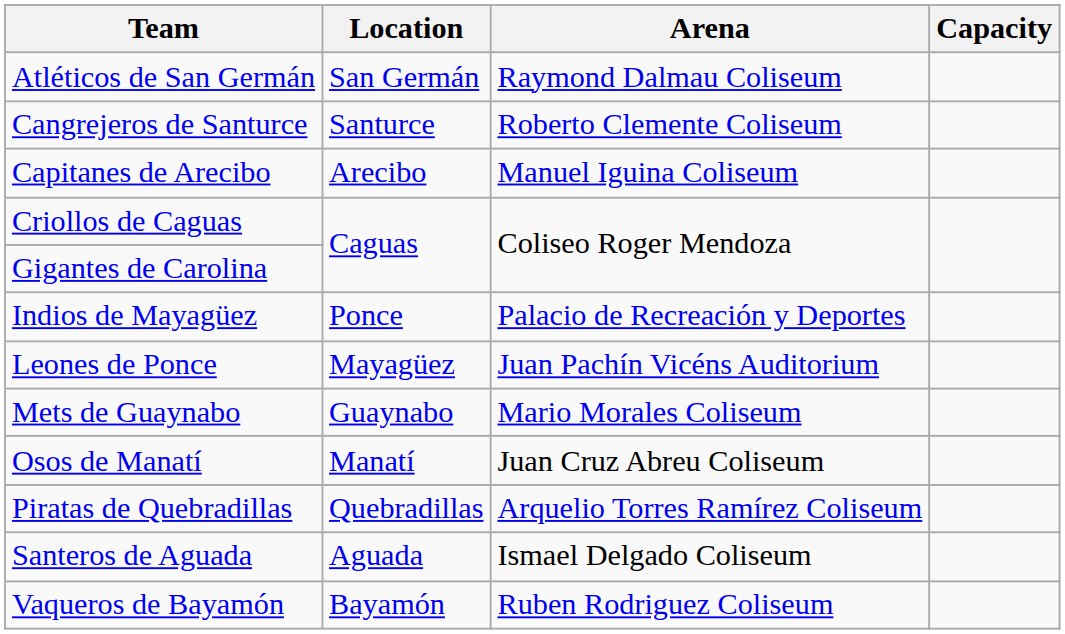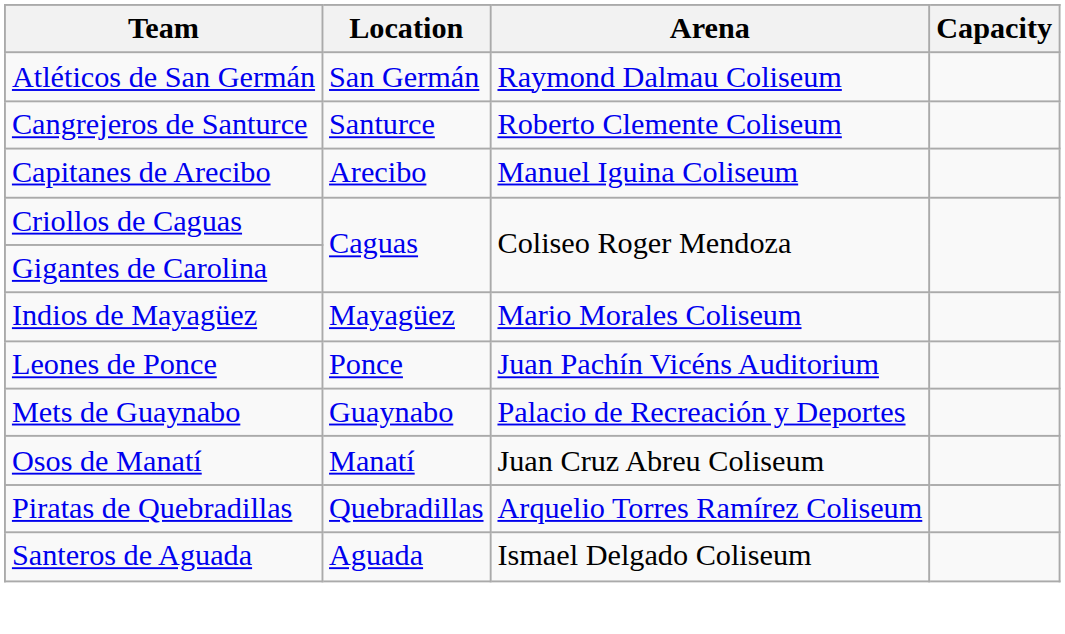(366, 316) Ponce -> (392, 316) Mayagüez
(701, 316) Palacio de Recreación y Deportes -> (649, 316) Mario Morales Coliseum
(392, 364) Mayagüez -> (366, 364) Ponce
(649, 412) Mario Morales Coliseum -> (701, 412) Palacio de Recreación y Deportes
- row: (148, 603)
